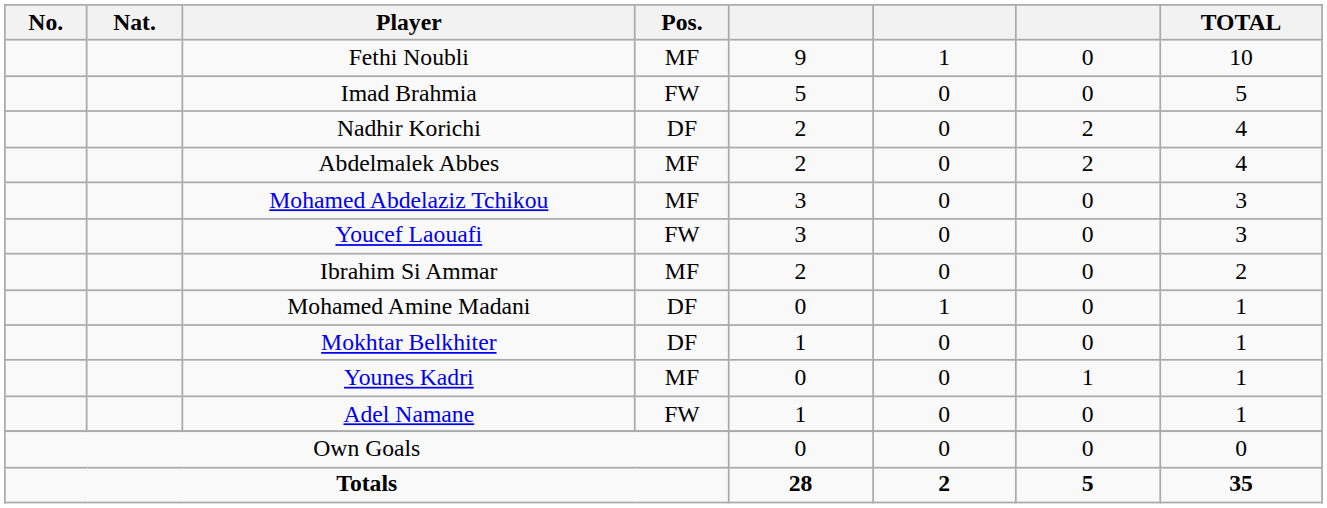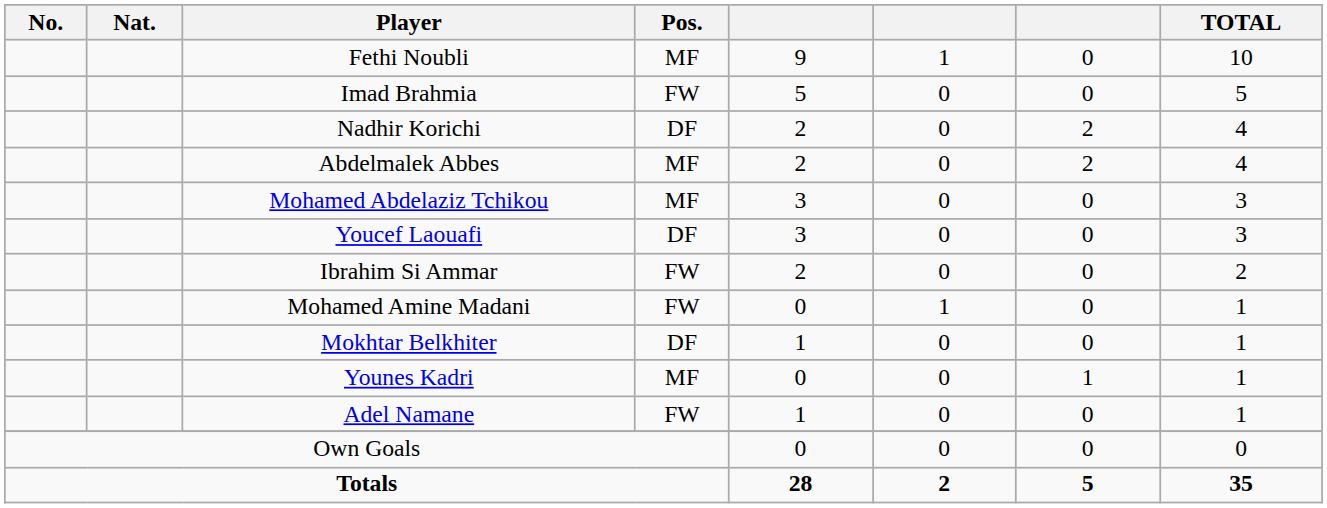(682, 235) FW -> (682, 235) DF
(682, 270) MF -> (682, 270) FW
(682, 306) DF -> (682, 306) FW
